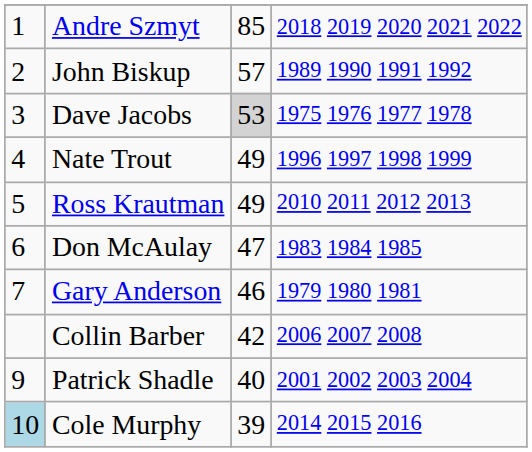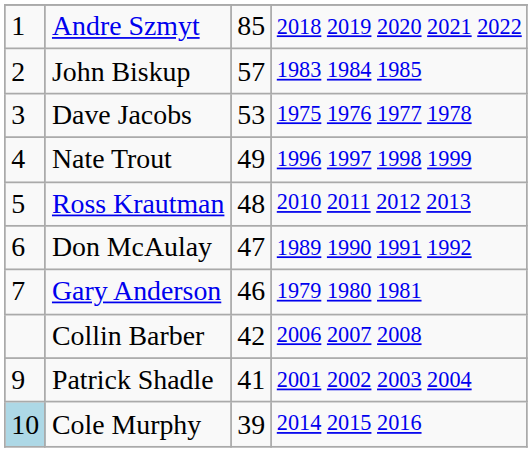(374, 70) 1989 1990 1991 1992 -> (349, 70) 1983 1984 1985
(251, 114) lightgrey background -> (251, 114) no background
(251, 203) 49 -> (251, 203) 48
(349, 247) 1983 1984 1985 -> (374, 247) 1989 1990 1991 1992
(251, 379) 40 -> (251, 379) 41
